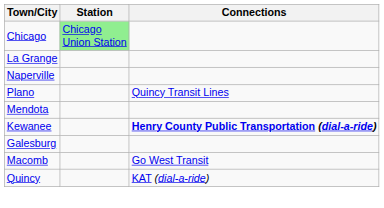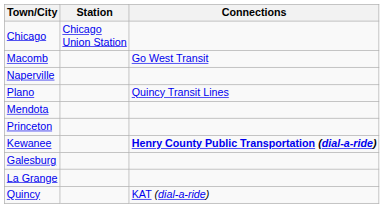(95, 36) lightgreen background -> (95, 36) no background
rows swapped: (32, 59) <-> (27, 161)
+ row: (29, 127)
